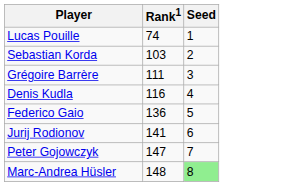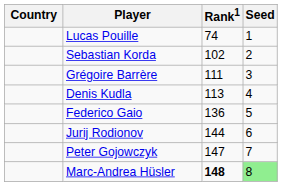+ column: (34, 15)
(156, 56) 103 -> (215, 56) 102
(155, 94) 116 -> (214, 94) 113
(156, 133) 141 -> (215, 133) 144
(156, 171) normal -> (215, 171) bold
